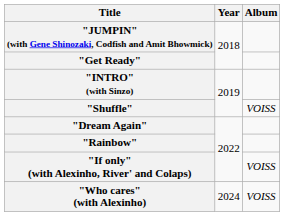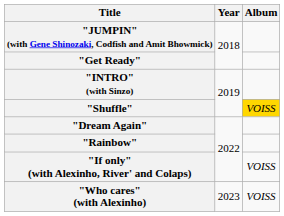(261, 108) no background -> (261, 108) gold background
(229, 196) 2024 -> (229, 196) 2023
